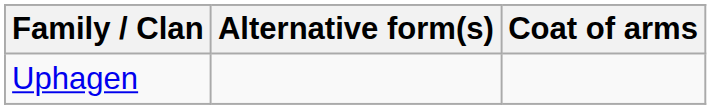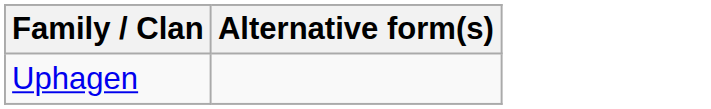- column: (603, 29)
